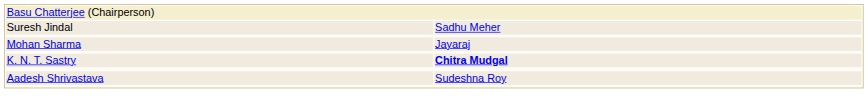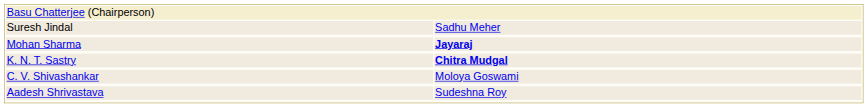(453, 44) normal -> (454, 44) bold
+ row: (53, 76)
